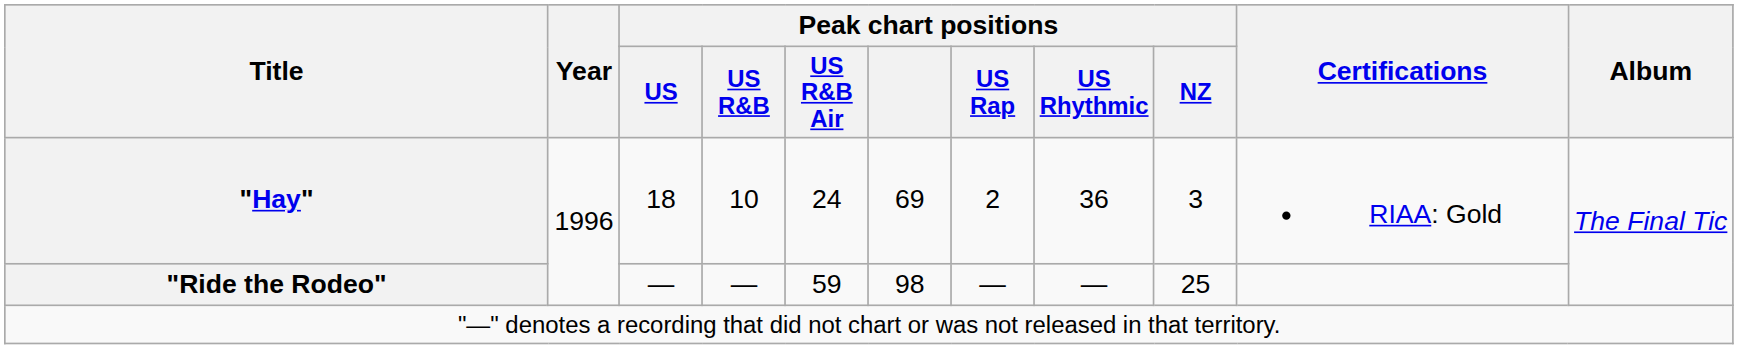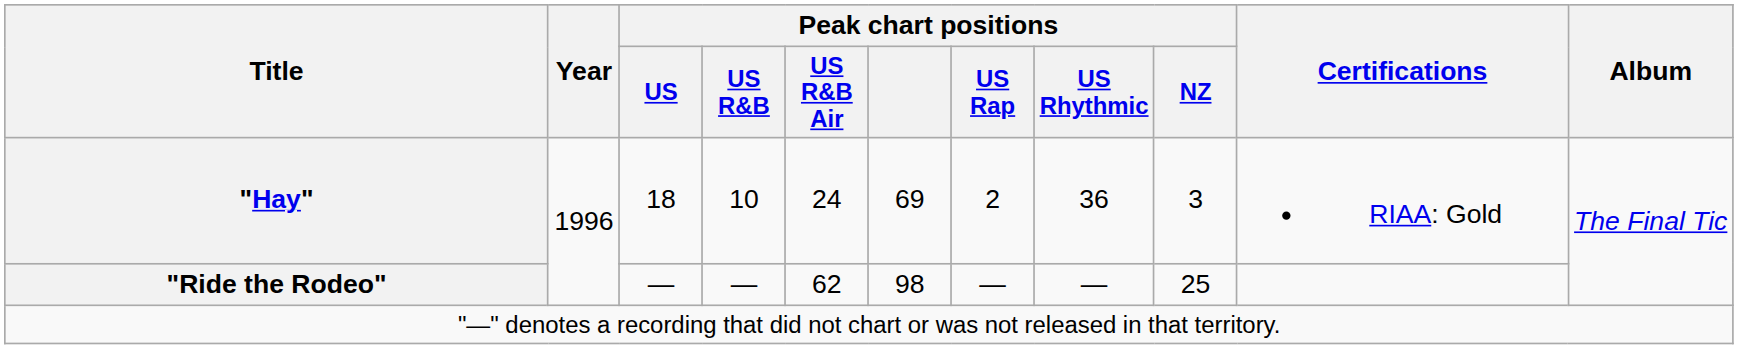(827, 283) 59 -> (827, 283) 62
